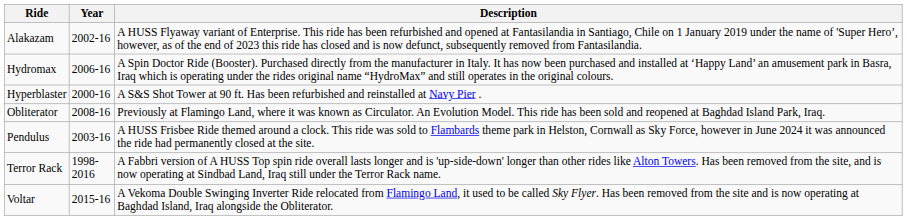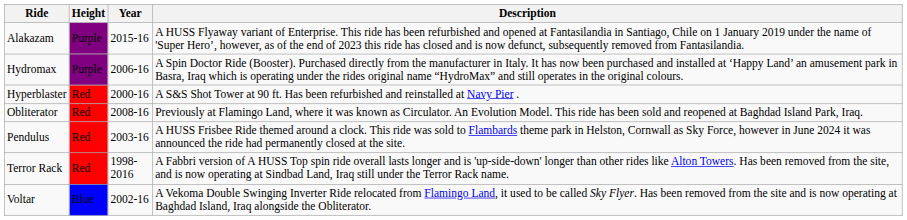+ column: (88, 13)
(91, 38) 2002-16 -> (130, 38) 2015-16
(91, 199) 2015-16 -> (130, 199) 2002-16
